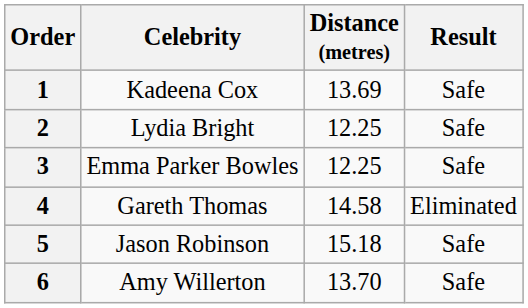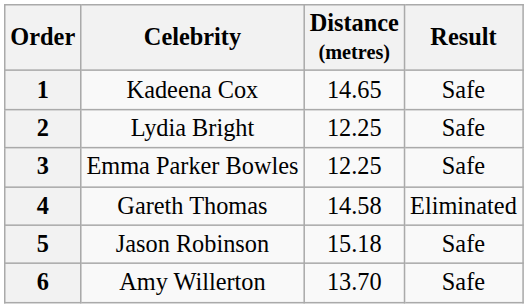(354, 89) 13.69 -> (354, 89) 14.65
